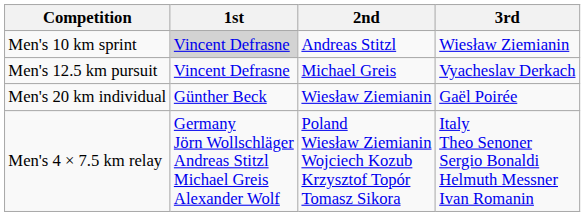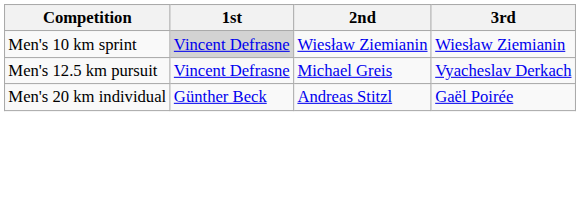(349, 44) Andreas Stitzl -> (362, 44) Wiesław Ziemianin
(366, 96) Wiesław Ziemianin -> (345, 96) Andreas Stitzl
- row: (85, 160)
